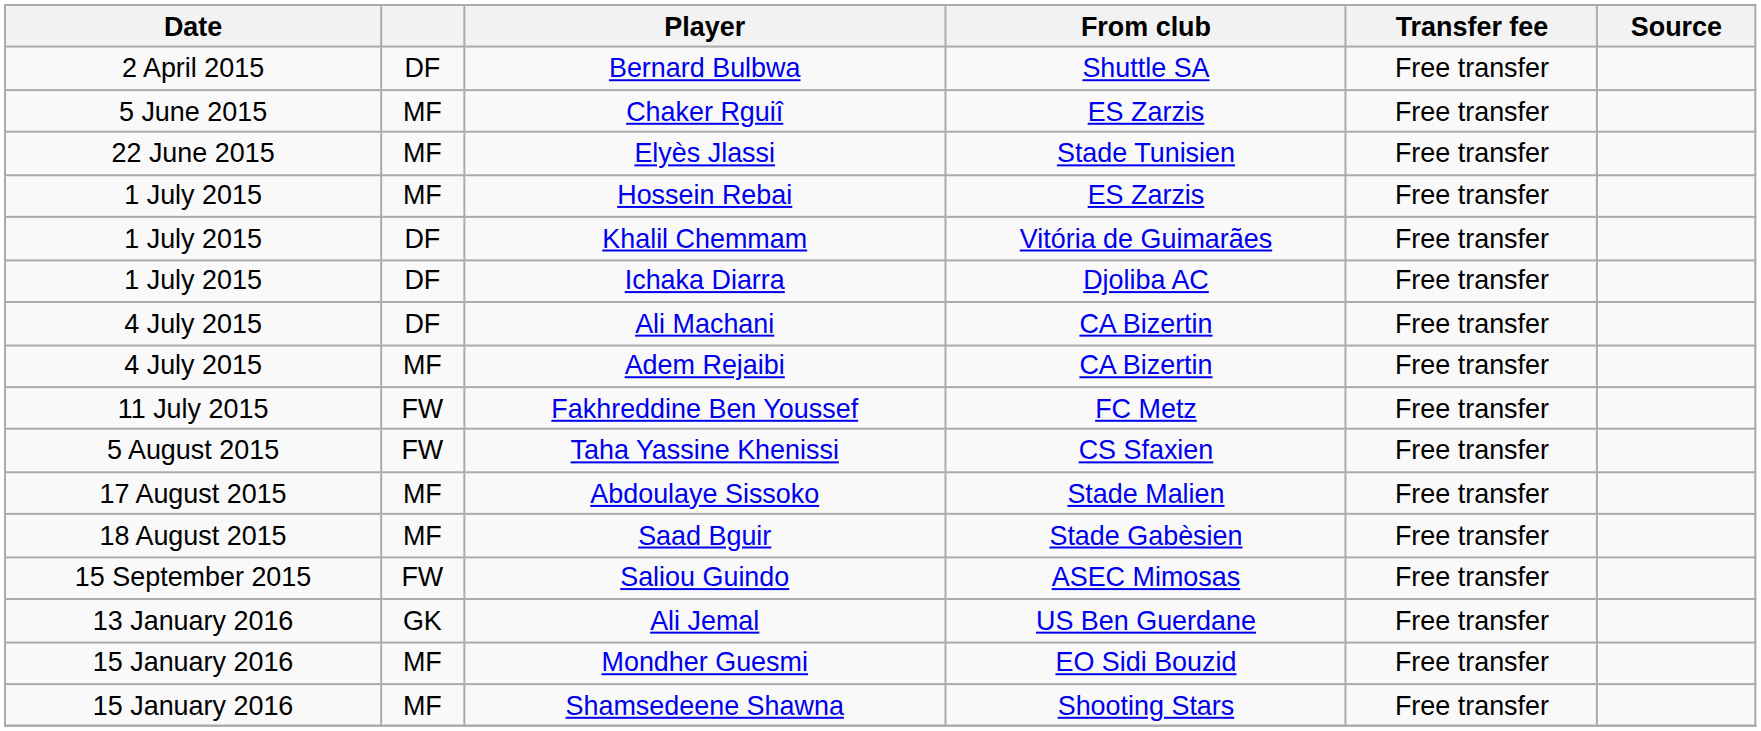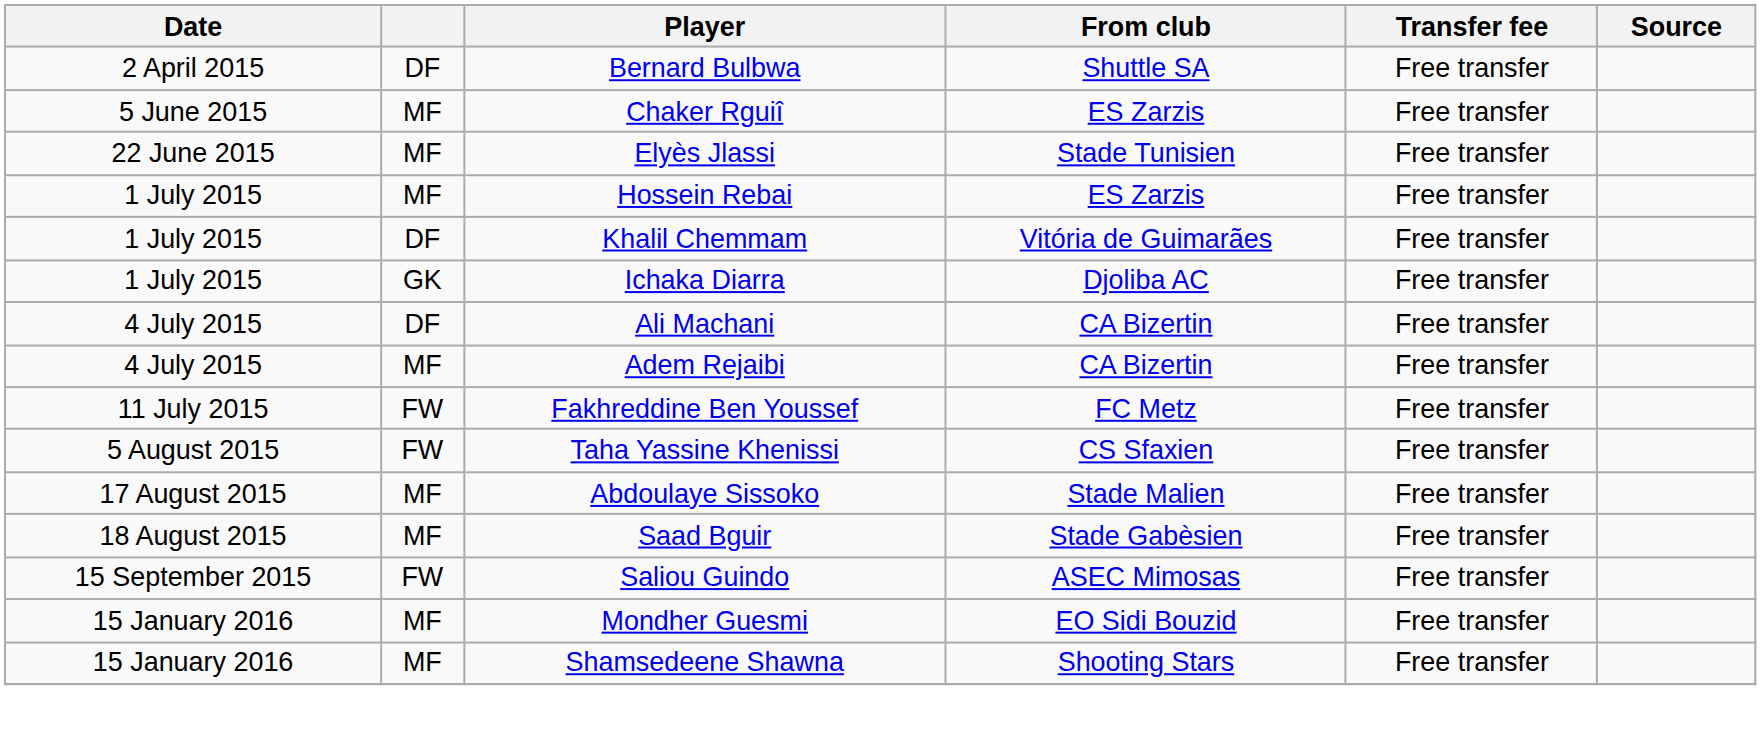(422, 280) DF -> (422, 280) GK
- row: (705, 620)
